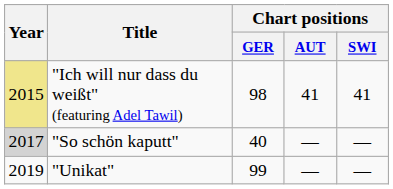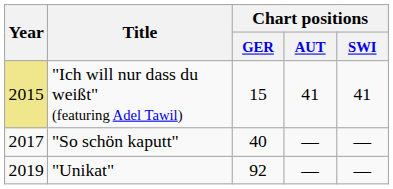(258, 94) 98 -> (258, 94) 15
(26, 141) lightgrey background -> (26, 141) no background
(258, 169) 99 -> (258, 169) 92
